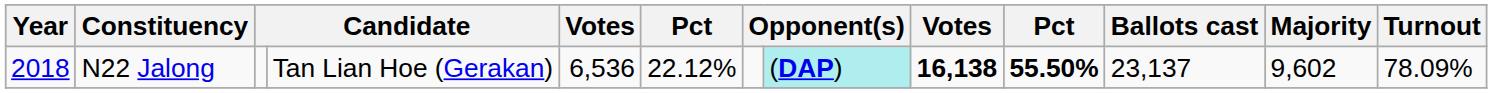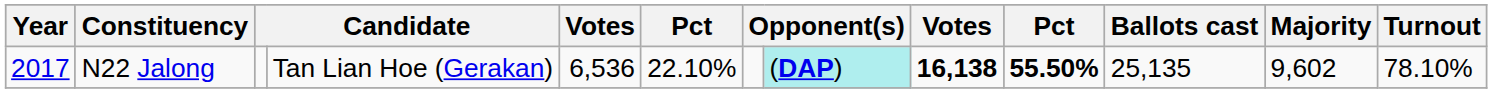(40, 67) 2018 -> (40, 67) 2017
(692, 67) 22.12% -> (692, 67) 22.10%
(1151, 67) 23,137 -> (1151, 67) 25,135
(1428, 67) 78.09% -> (1428, 67) 78.10%
